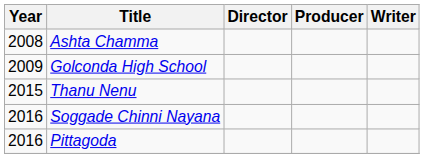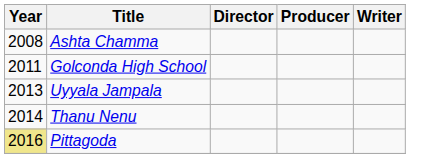(26, 66) 2009 -> (25, 66) 2011
+ row: (106, 91)
(26, 91) 2015 -> (26, 116) 2014
- row: (135, 116)
(26, 141) no background -> (26, 141) khaki background
